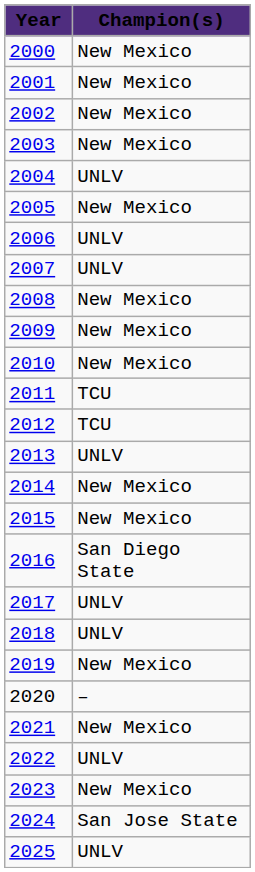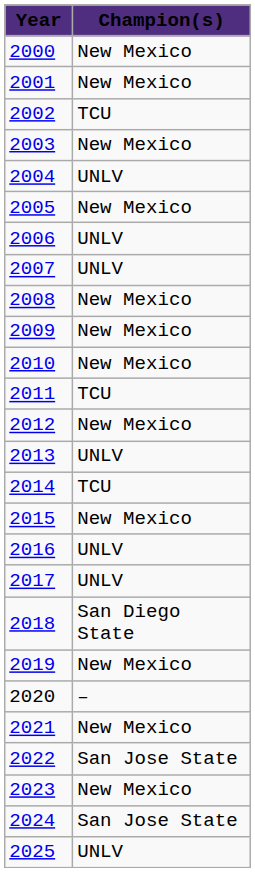(135, 114) New Mexico -> (94, 114) TCU
(94, 425) TCU -> (135, 425) New Mexico
(135, 487) New Mexico -> (94, 487) TCU
(129, 561) San Diego State -> (100, 550) UNLV
(100, 634) UNLV -> (129, 623) San Diego State
(100, 759) UNLV -> (157, 759) San Jose State
